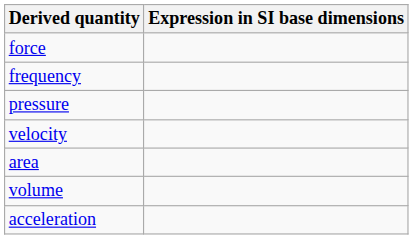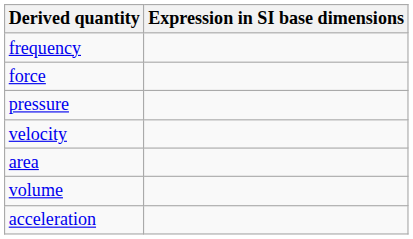rows swapped: (45, 76) <-> (27, 47)
